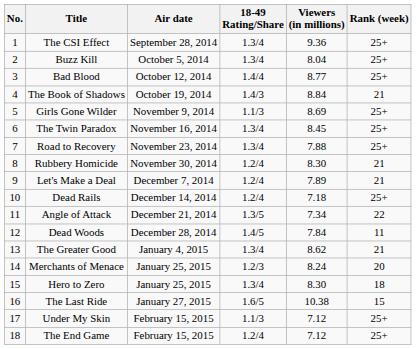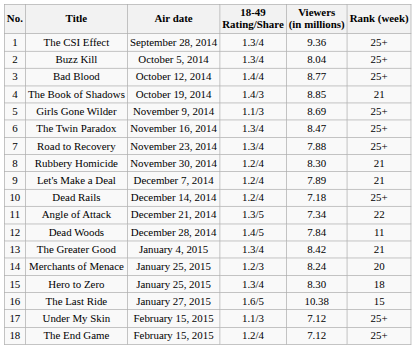(317, 94) 8.84 -> (317, 94) 8.85
(317, 128) 8.45 -> (317, 128) 8.47
(317, 249) 8.62 -> (317, 249) 8.42
